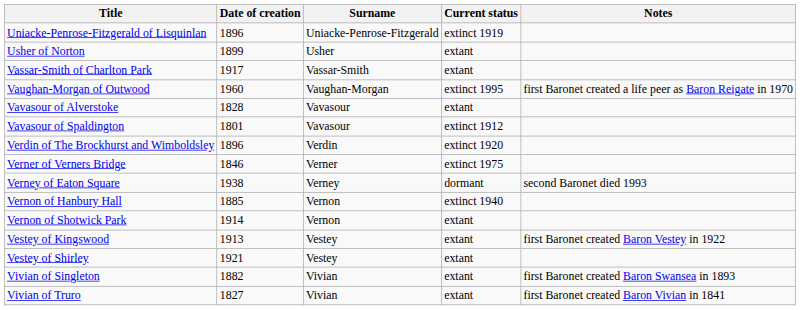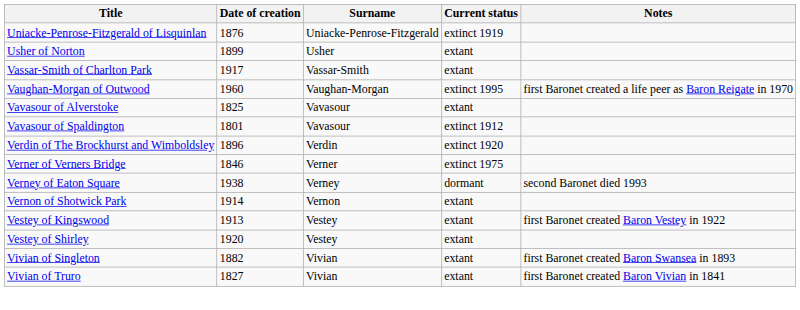(232, 32) 1896 -> (232, 32) 1876
(232, 107) 1828 -> (232, 107) 1825
- row: (64, 201)
(232, 257) 1921 -> (232, 239) 1920
